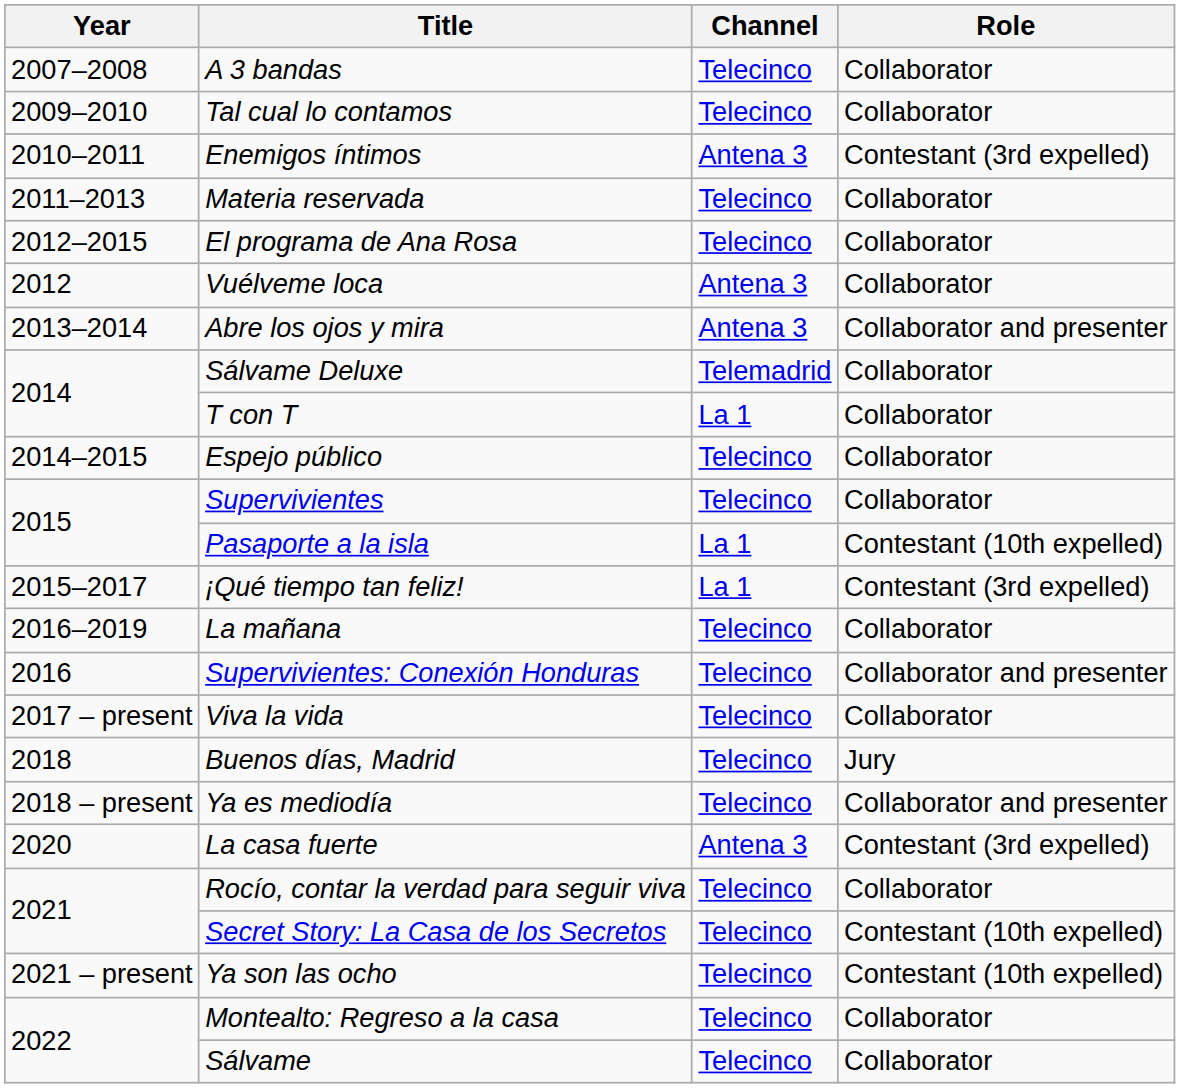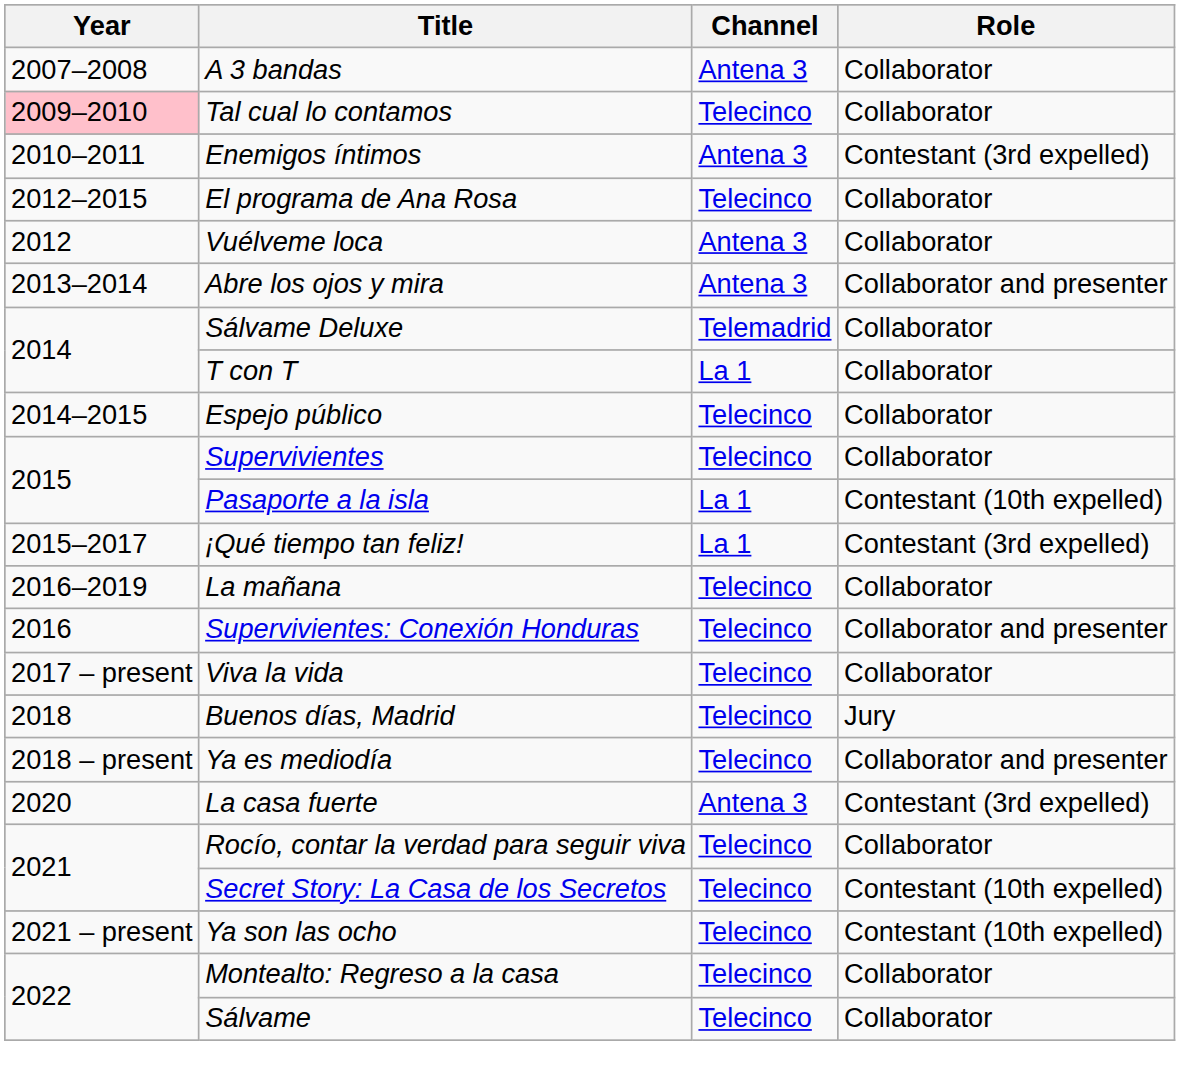(755, 69) Telecinco -> (753, 69) Antena 3
(79, 112) no background -> (79, 112) pink background
- row: (315, 198)
